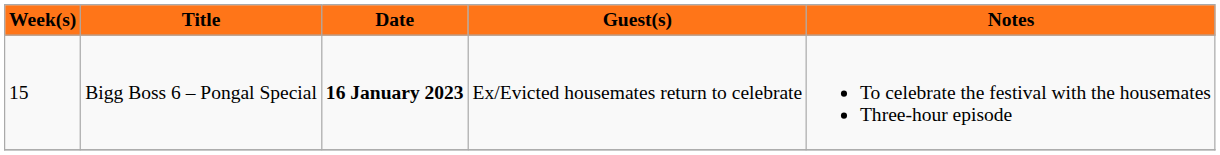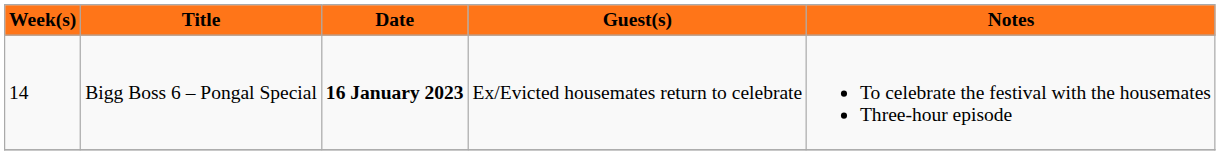(19, 92) 15 -> (19, 92) 14
